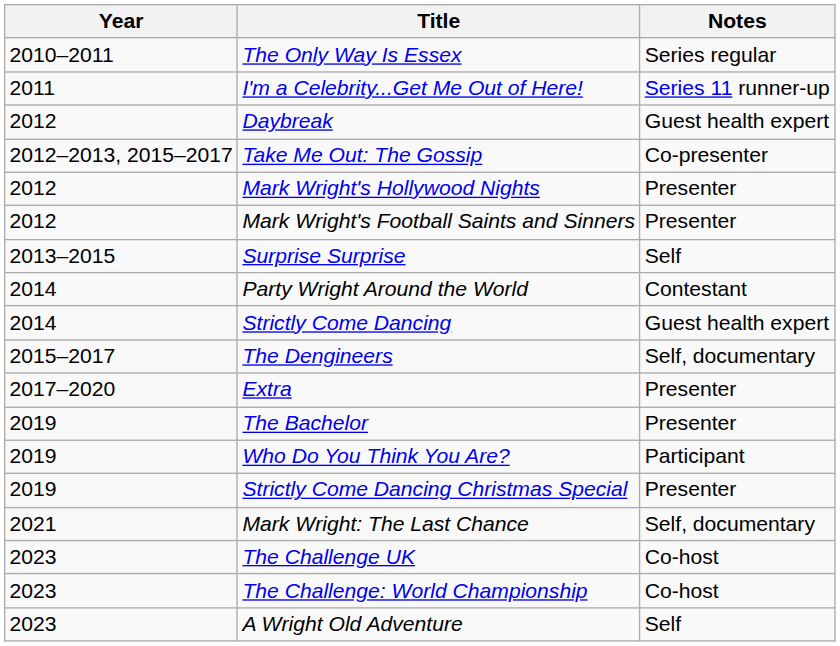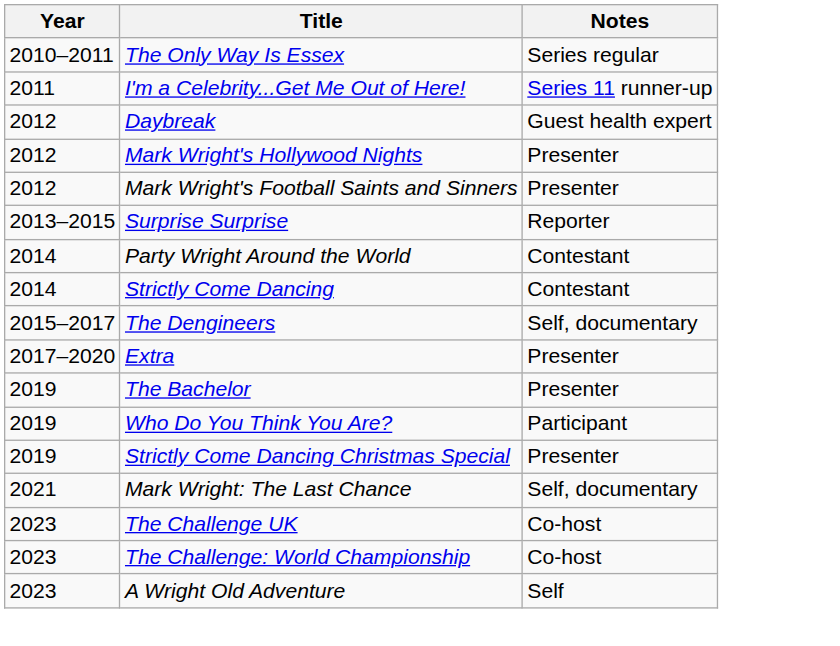- row: (362, 155)
(663, 255) Self -> (568, 222) Reporter
(737, 322) Guest health expert -> (578, 289) Contestant
